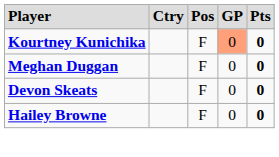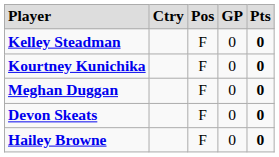+ row: (64, 41)
(232, 41) lightsalmon background -> (232, 66) no background
